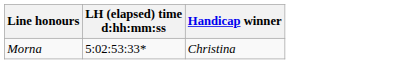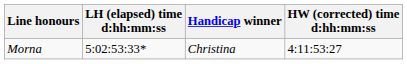+ column: (343, 21)
